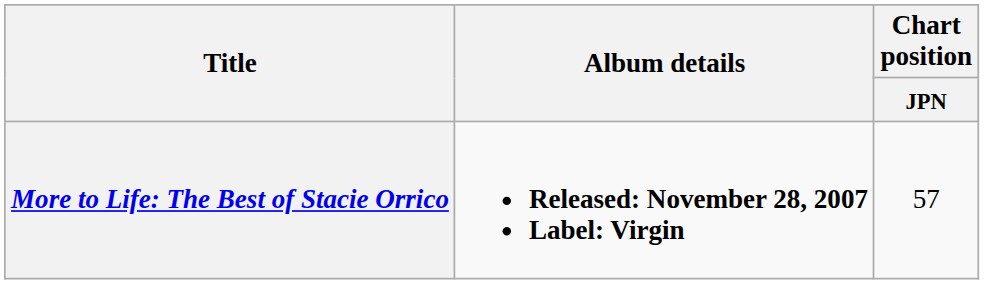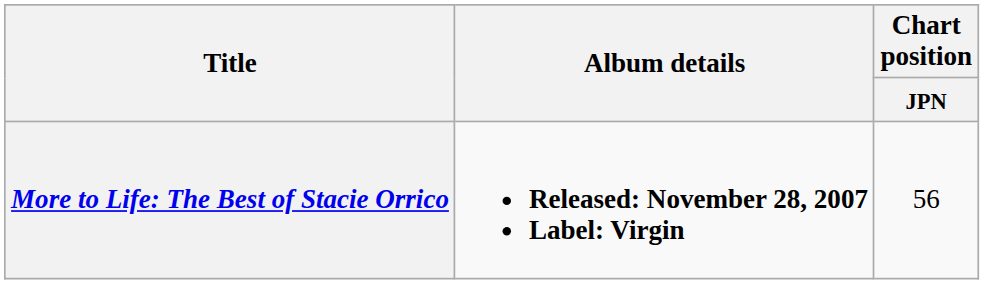(926, 199) 57 -> (926, 199) 56
